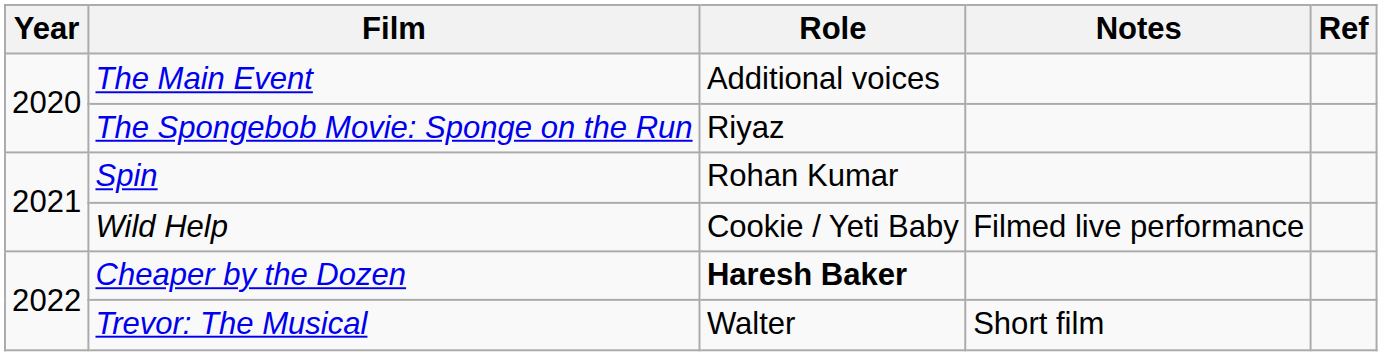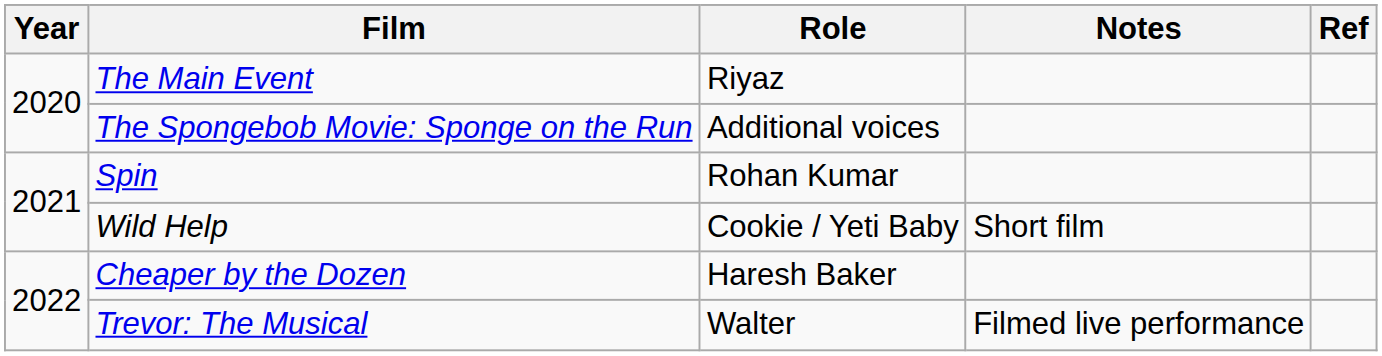(823, 78) Additional voices -> (746, 78) Riyaz
(746, 127) Riyaz -> (823, 127) Additional voices
(1139, 226) Filmed live performance -> (1039, 226) Short film
(807, 275) bold -> (802, 275) normal
(1039, 324) Short film -> (1139, 324) Filmed live performance
